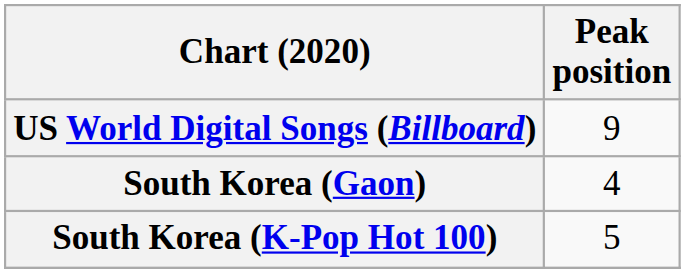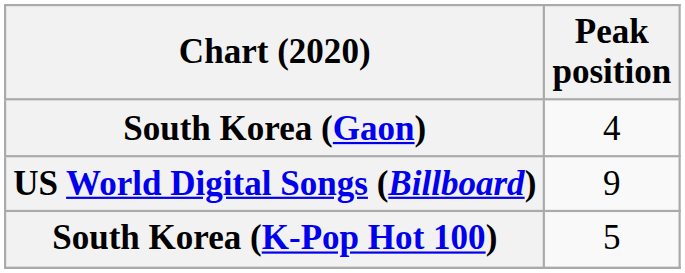rows swapped: (275, 182) <-> (275, 127)
